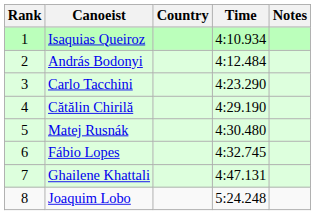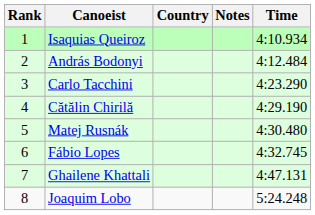columns swapped: (241, 15) <-> (290, 15)
